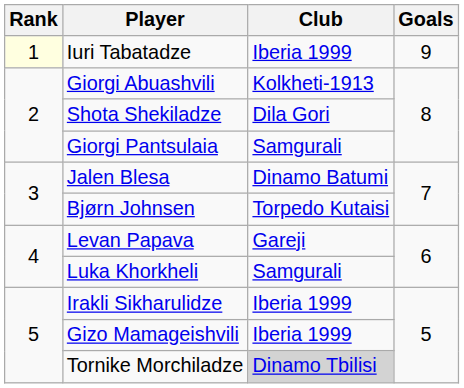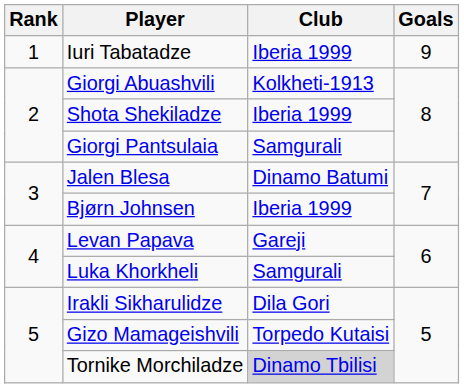(33, 51) lightyellow background -> (33, 51) no background
(291, 114) Dila Gori -> (302, 114) Iberia 1999
(321, 209) Torpedo Kutaisi -> (302, 209) Iberia 1999
(302, 303) Iberia 1999 -> (291, 303) Dila Gori
(302, 334) Iberia 1999 -> (321, 334) Torpedo Kutaisi
